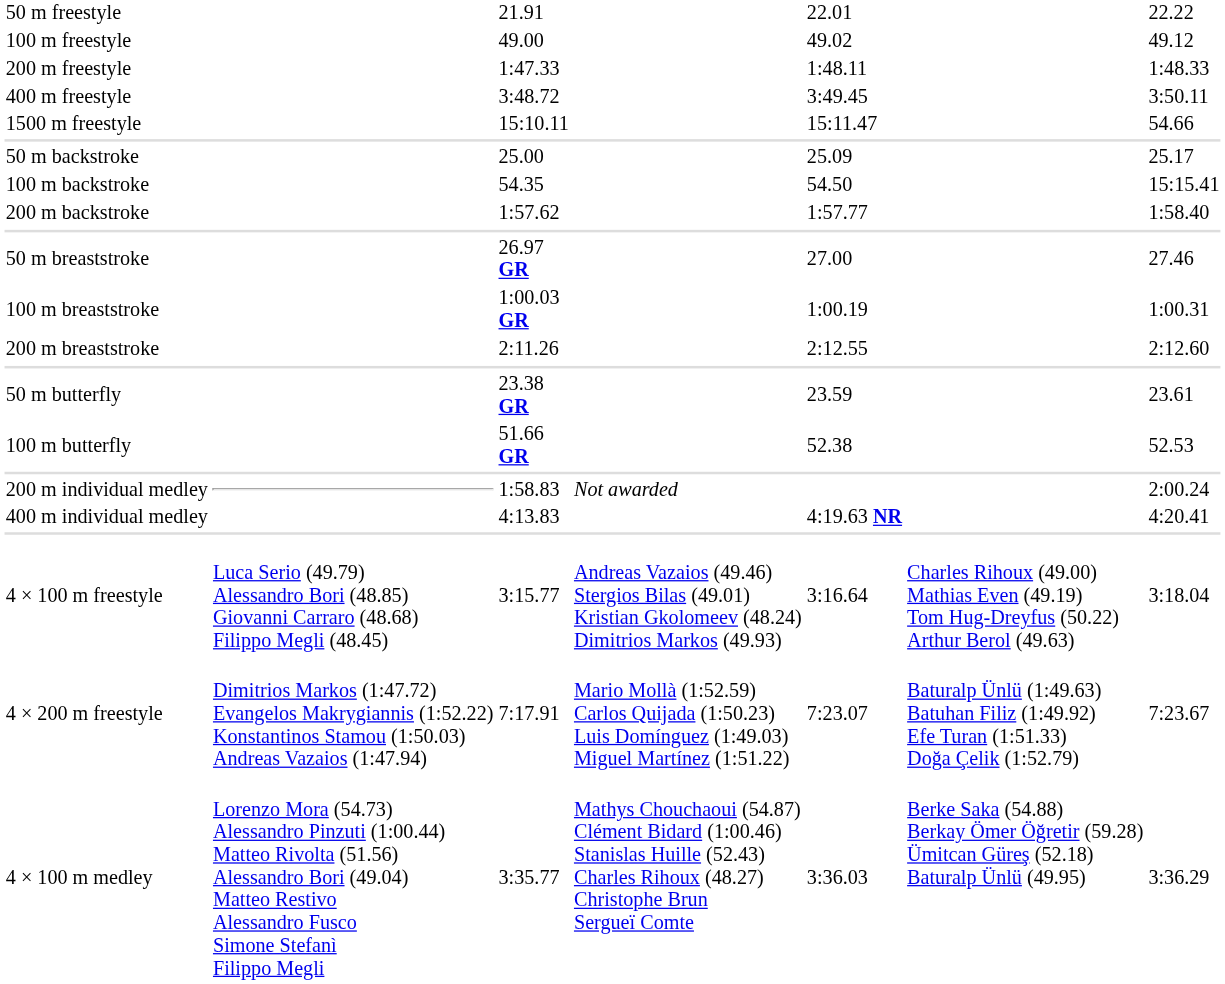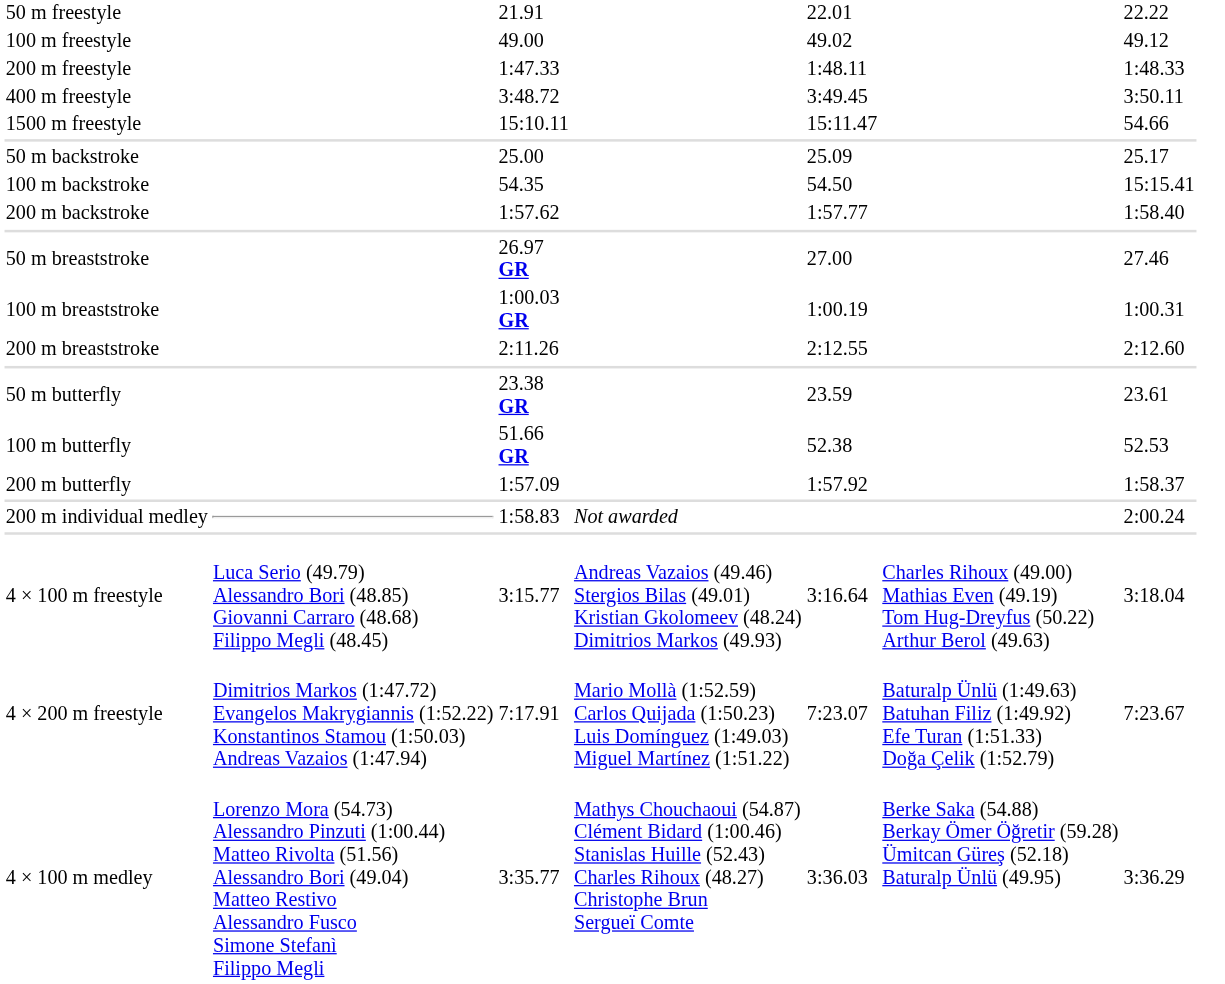+ row: (68, 484)
- row: (107, 516)
